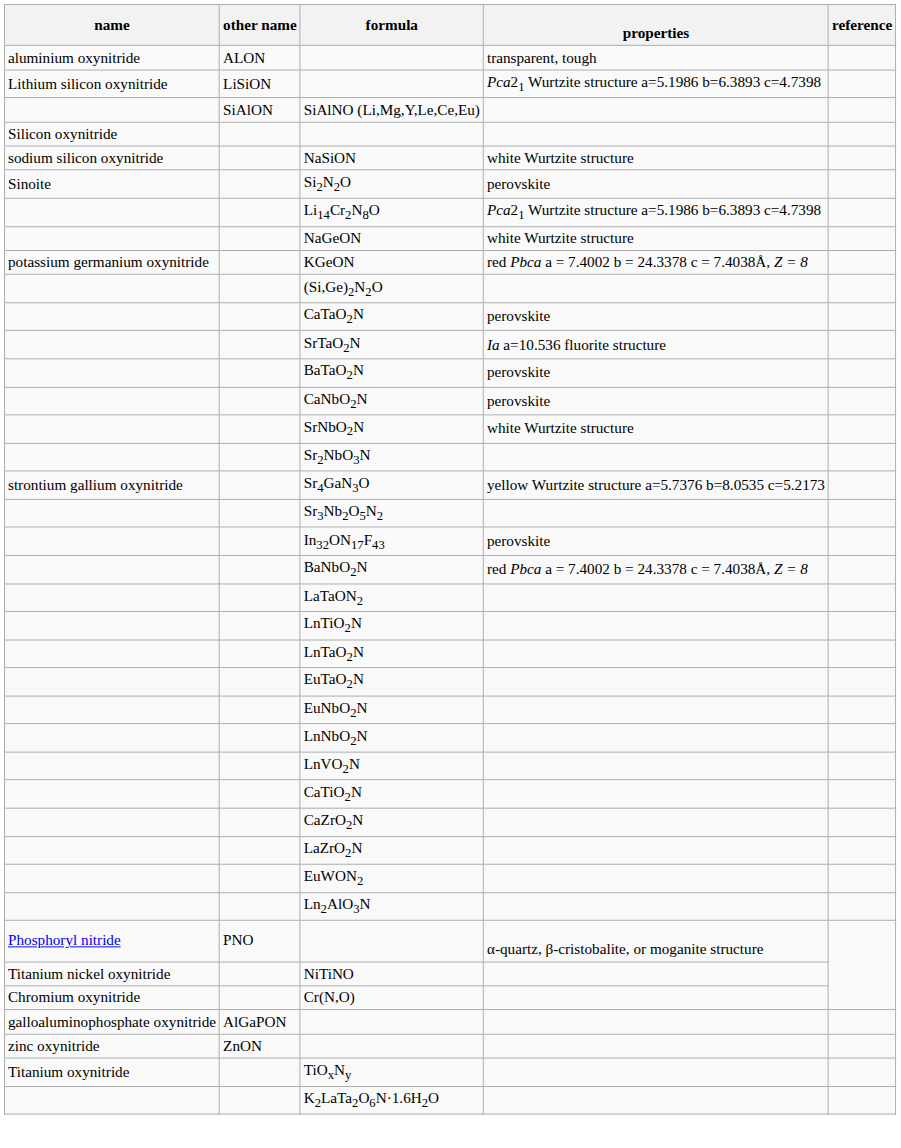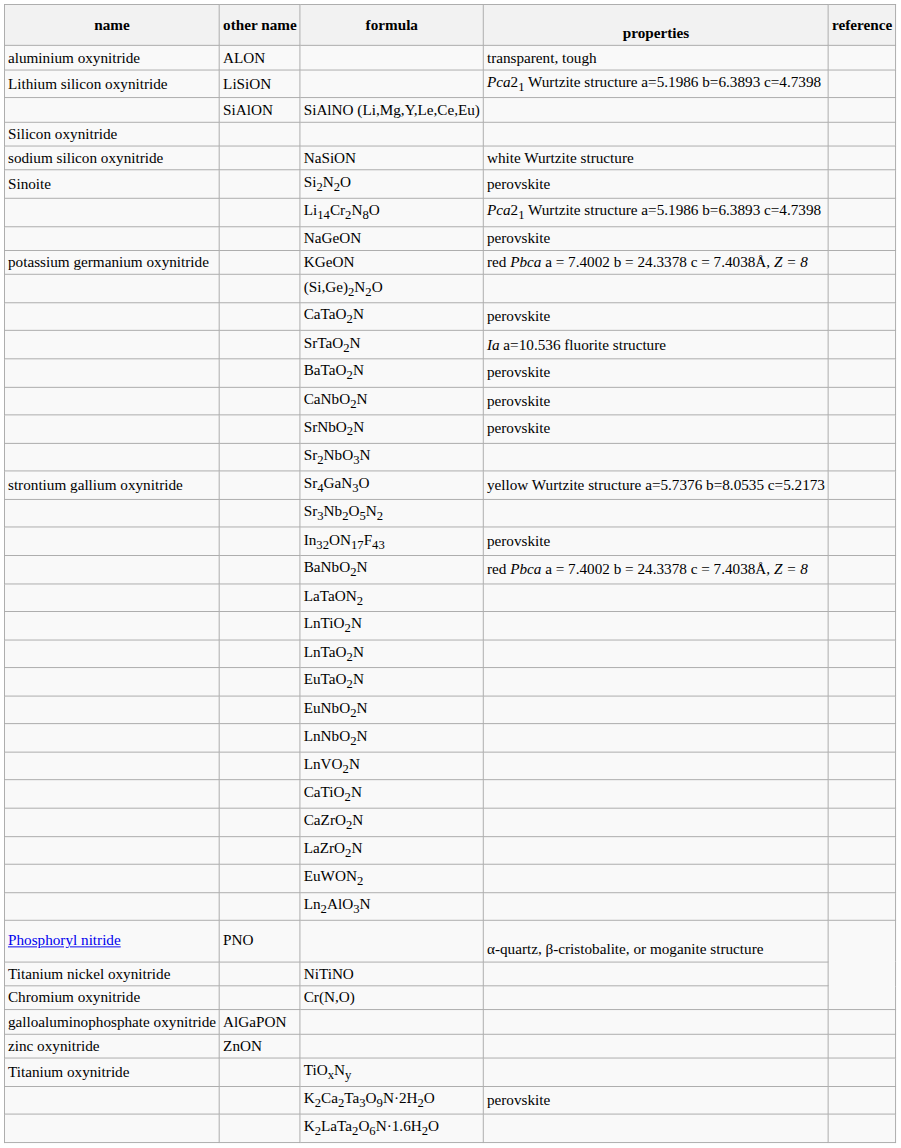(560, 238) white Wurtzite structure -> (519, 238) perovskite
(560, 429) white Wurtzite structure -> (519, 429) perovskite
+ row: (112, 1100)
